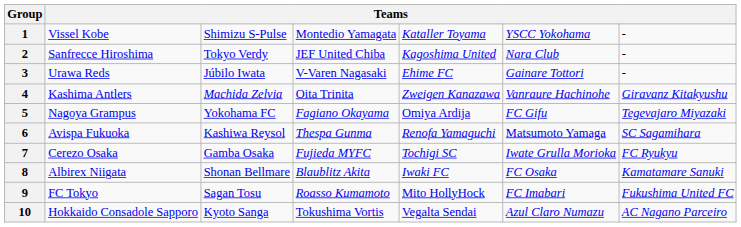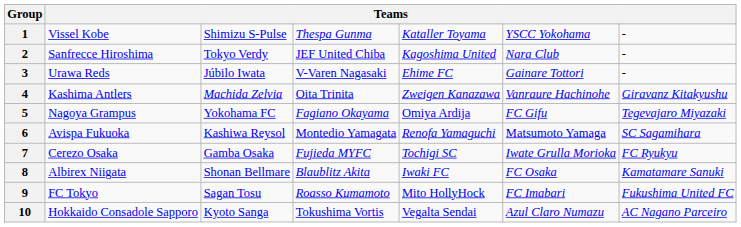(346, 34) Montedio Yamagata -> (334, 34) Thespa Gunma
(334, 133) Thespa Gunma -> (346, 133) Montedio Yamagata
